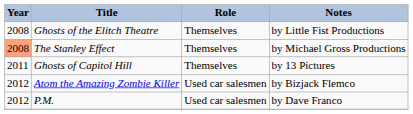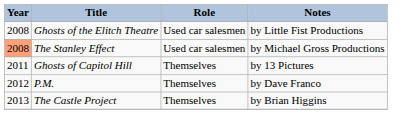(211, 30) Themselves -> (204, 30) Used car salesmen
(211, 48) Themselves -> (204, 48) Used car salesmen
- row: (107, 83)
(225, 100) Used car salesmen -> (190, 83) Themselves
+ row: (75, 100)
